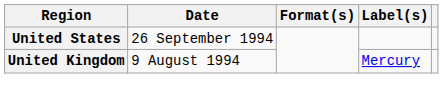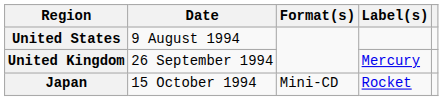(202, 39) 26 September 1994 -> (186, 39) 9 August 1994
(186, 61) 9 August 1994 -> (202, 61) 26 September 1994
+ row: (66, 84)
